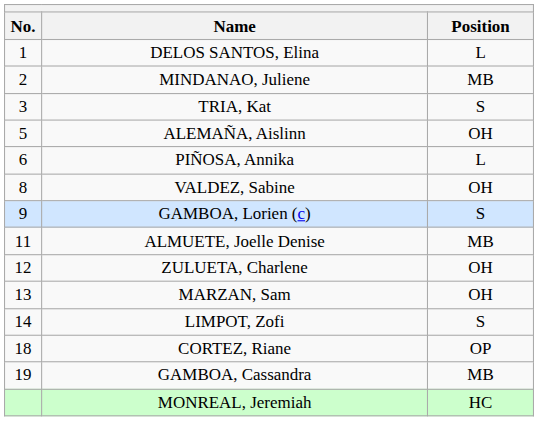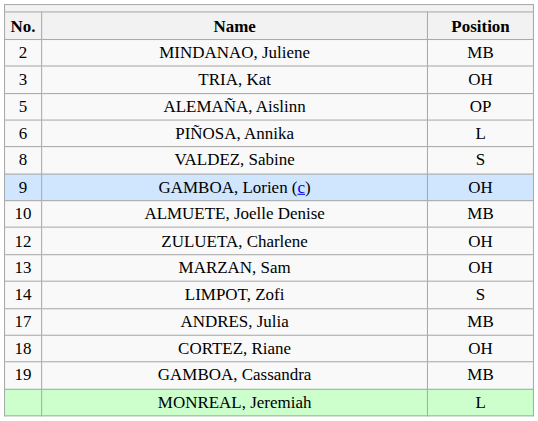- row: (235, 52)
(481, 106) S -> (481, 79) OH
(481, 133) OH -> (481, 106) OP
(481, 187) OH -> (481, 160) S
(481, 214) S -> (481, 187) OH
(23, 240) 11 -> (23, 214) 10
+ row: (235, 321)
(481, 348) OP -> (481, 348) OH
(481, 402) HC -> (481, 402) L
